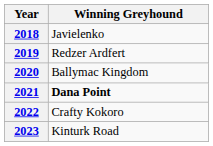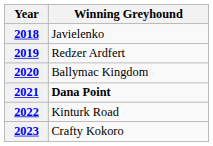(88, 111) Crafty Kokoro -> (85, 111) Kinturk Road
(85, 131) Kinturk Road -> (88, 131) Crafty Kokoro
